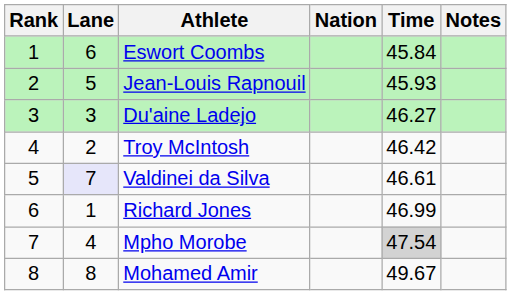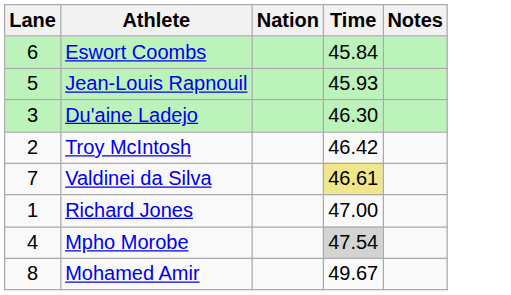- column: (34, 20)
(411, 115) 46.27 -> (353, 115) 46.30
(91, 178) lavender background -> (33, 178) no background
(411, 178) no background -> (353, 178) khaki background
(411, 210) 46.99 -> (353, 210) 47.00
